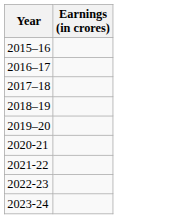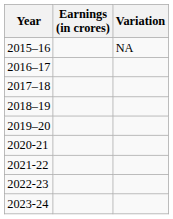+ column: (140, 21)
